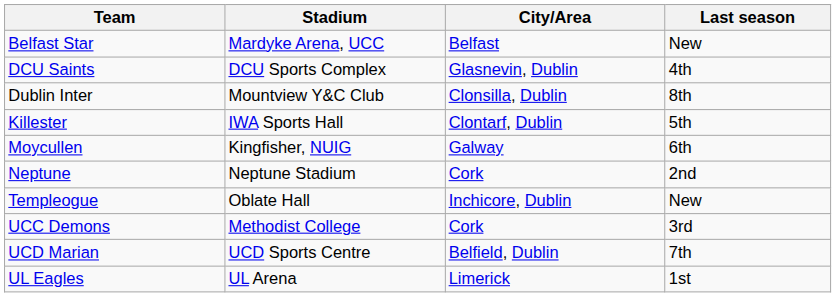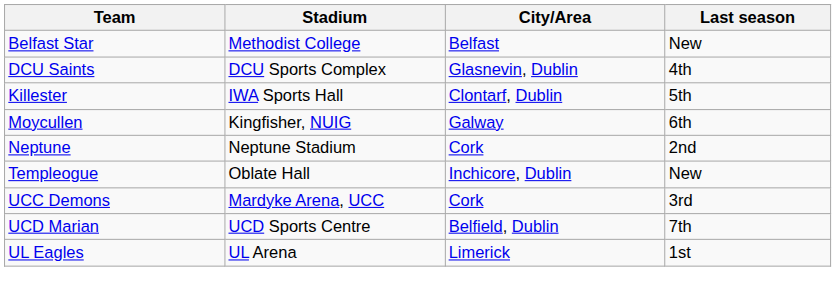(306, 43) Mardyke Arena, UCC -> (294, 43) Methodist College
- row: (50, 95)
(294, 226) Methodist College -> (306, 200) Mardyke Arena, UCC
